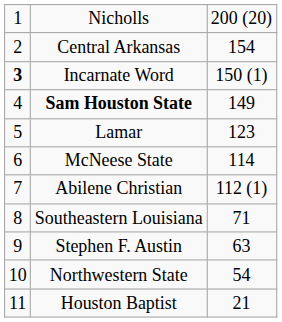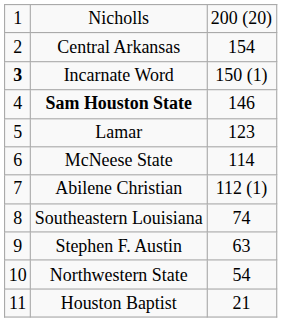(241, 103) 149 -> (241, 103) 146
(241, 217) 71 -> (241, 217) 74
